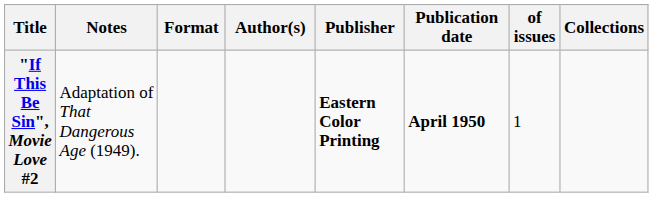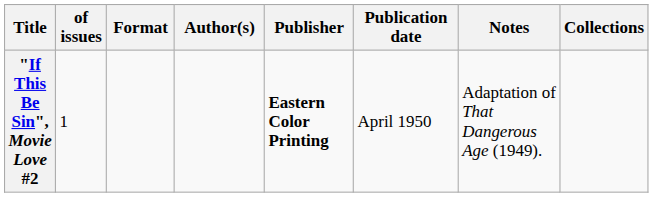columns swapped: (535, 27) <-> (107, 27)
(447, 121) bold -> (394, 121) normal
